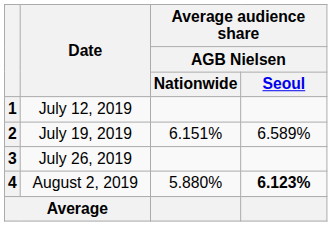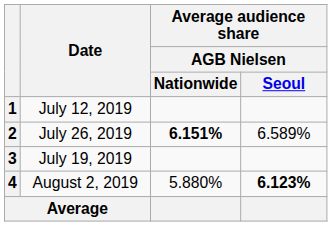(85, 134) July 19, 2019 -> (85, 134) July 26, 2019
(196, 134) normal -> (196, 134) bold
(85, 158) July 26, 2019 -> (85, 158) July 19, 2019
